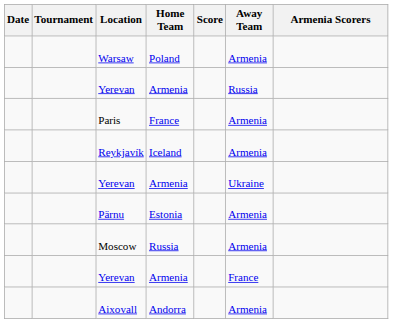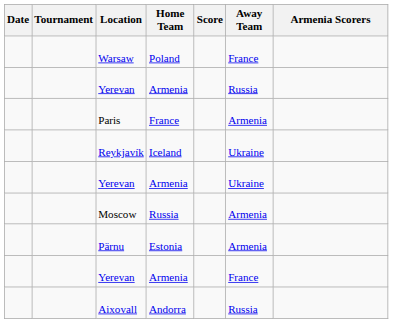(248, 58) Armenia -> (243, 58) France
(248, 152) Armenia -> (246, 152) Ukraine
rows swapped: (111, 215) <-> (117, 246)
(248, 309) Armenia -> (243, 309) Russia
